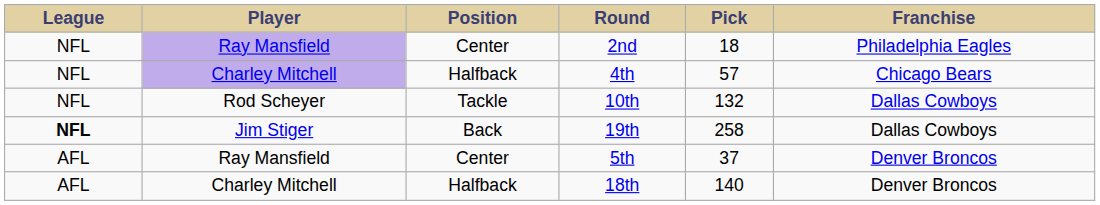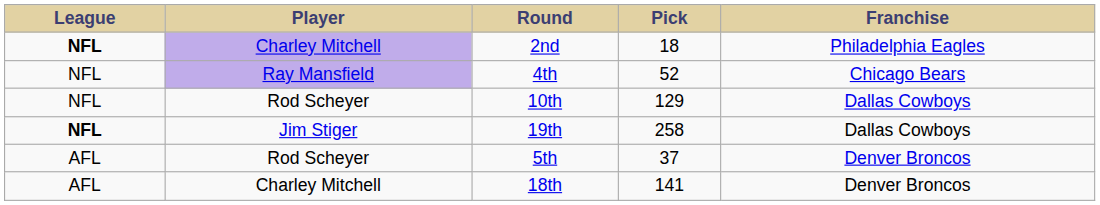- column: (483, 18)
(73, 46) normal -> (85, 46) bold
(274, 46) Ray Mansfield -> (318, 46) Charley Mitchell
(274, 74) Charley Mitchell -> (318, 74) Ray Mansfield
(729, 74) 57 -> (669, 74) 52
(729, 102) 132 -> (669, 102) 129
(274, 158) Ray Mansfield -> (318, 158) Rod Scheyer
(729, 185) 140 -> (669, 185) 141
